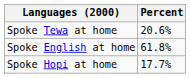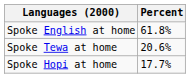rows swapped: (71, 47) <-> (62, 30)
